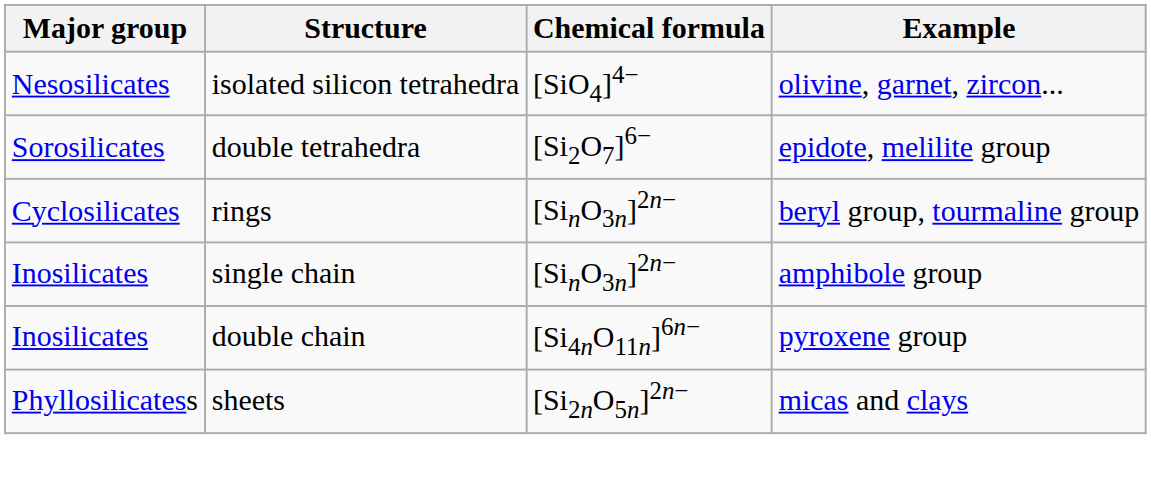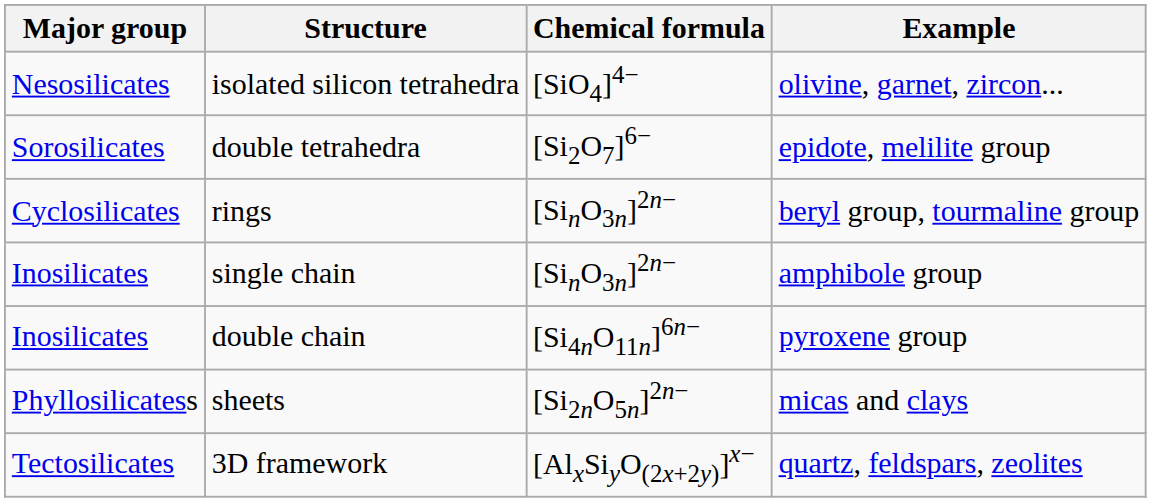+ row: (299, 463)
